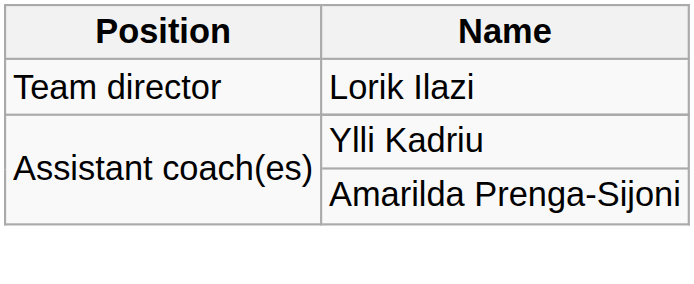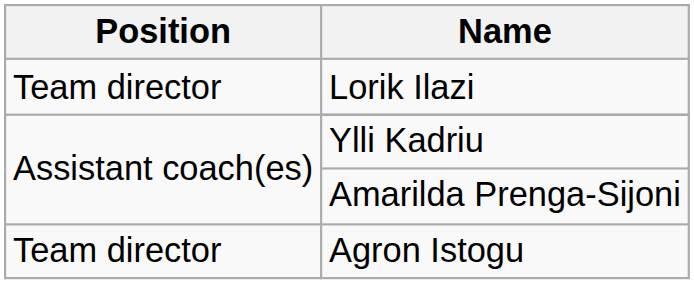+ row: (427, 250)
